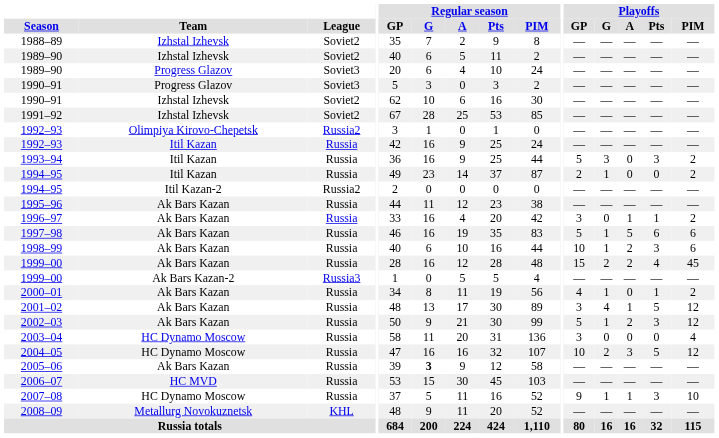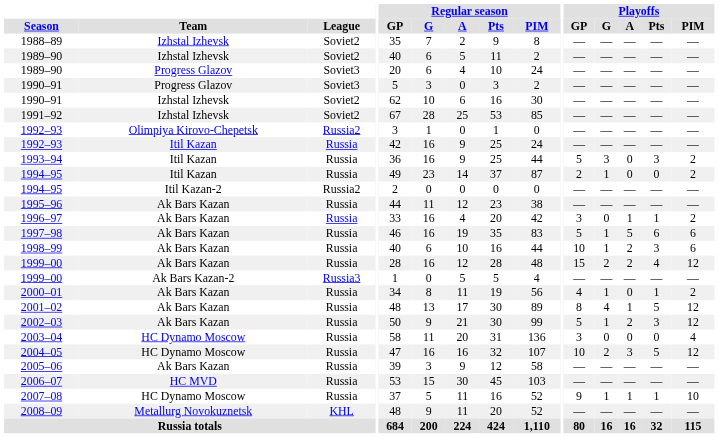(693, 263) 45 -> (693, 263) 12
(579, 307) 3 -> (579, 307) 8
(429, 366) bold -> (429, 366) normal
(656, 396) 3 -> (656, 396) 1
